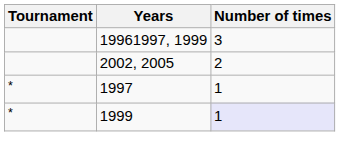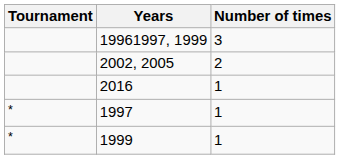+ row: (116, 87)
(218, 116) lavender background -> (218, 140) no background
